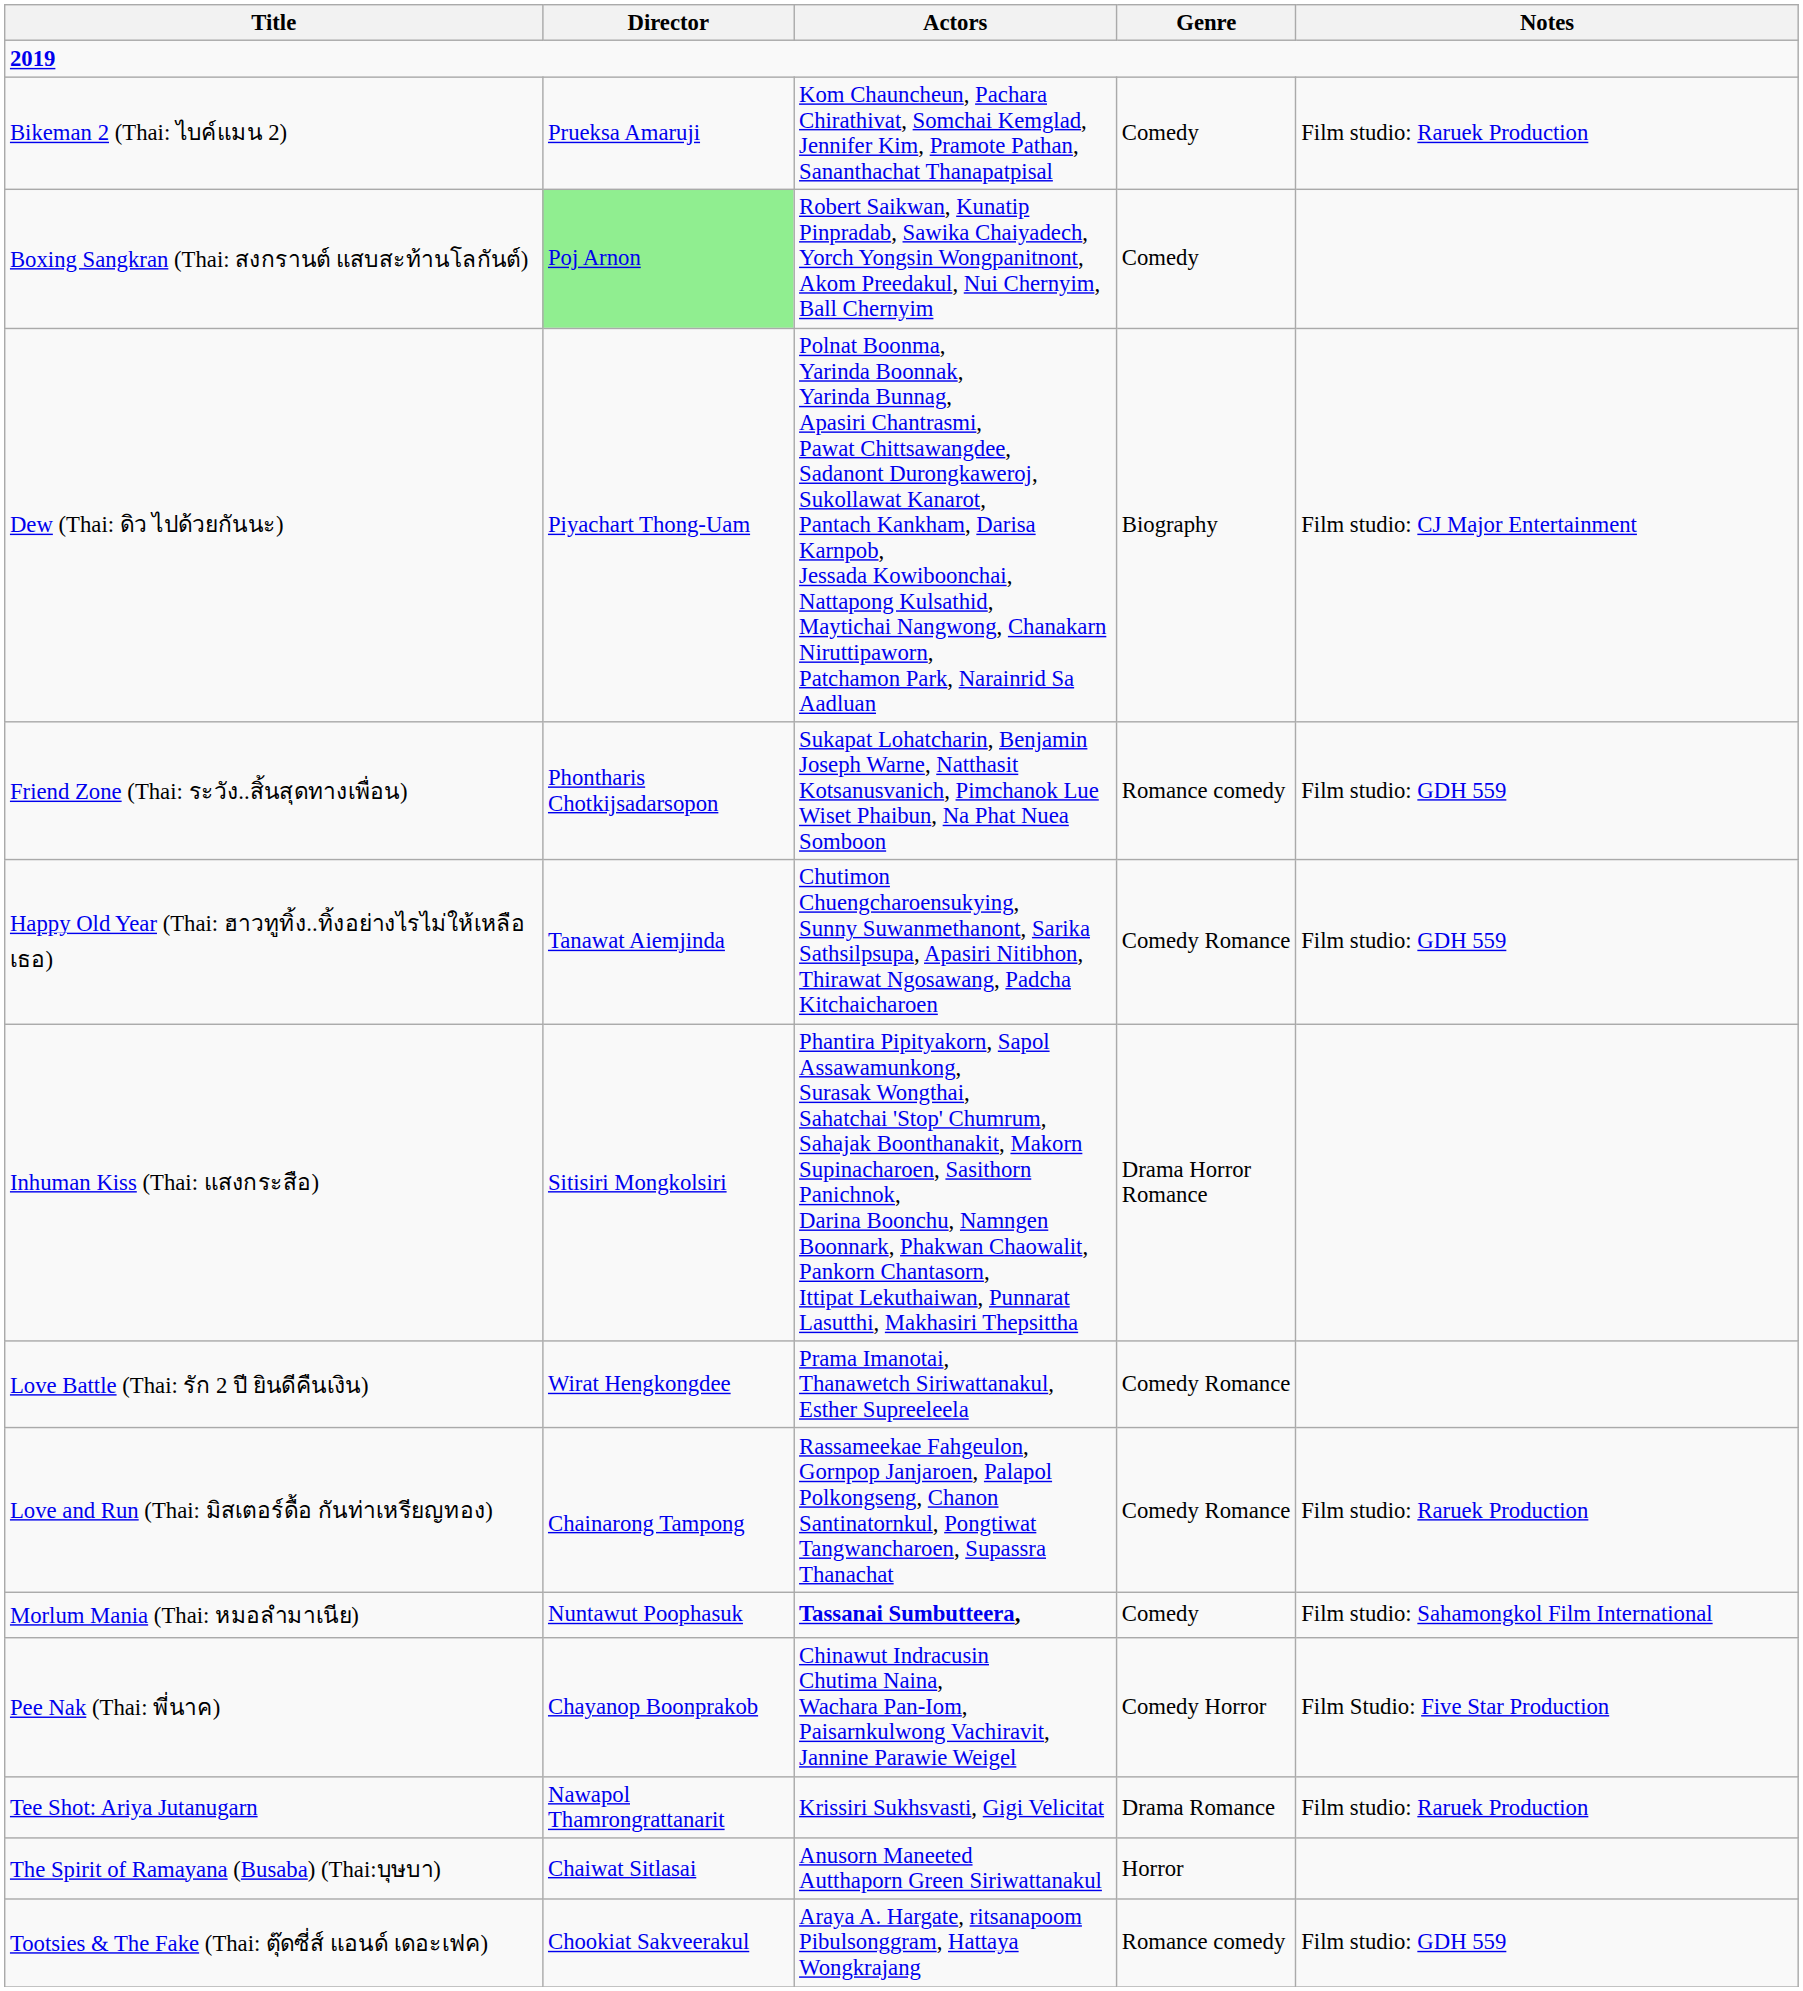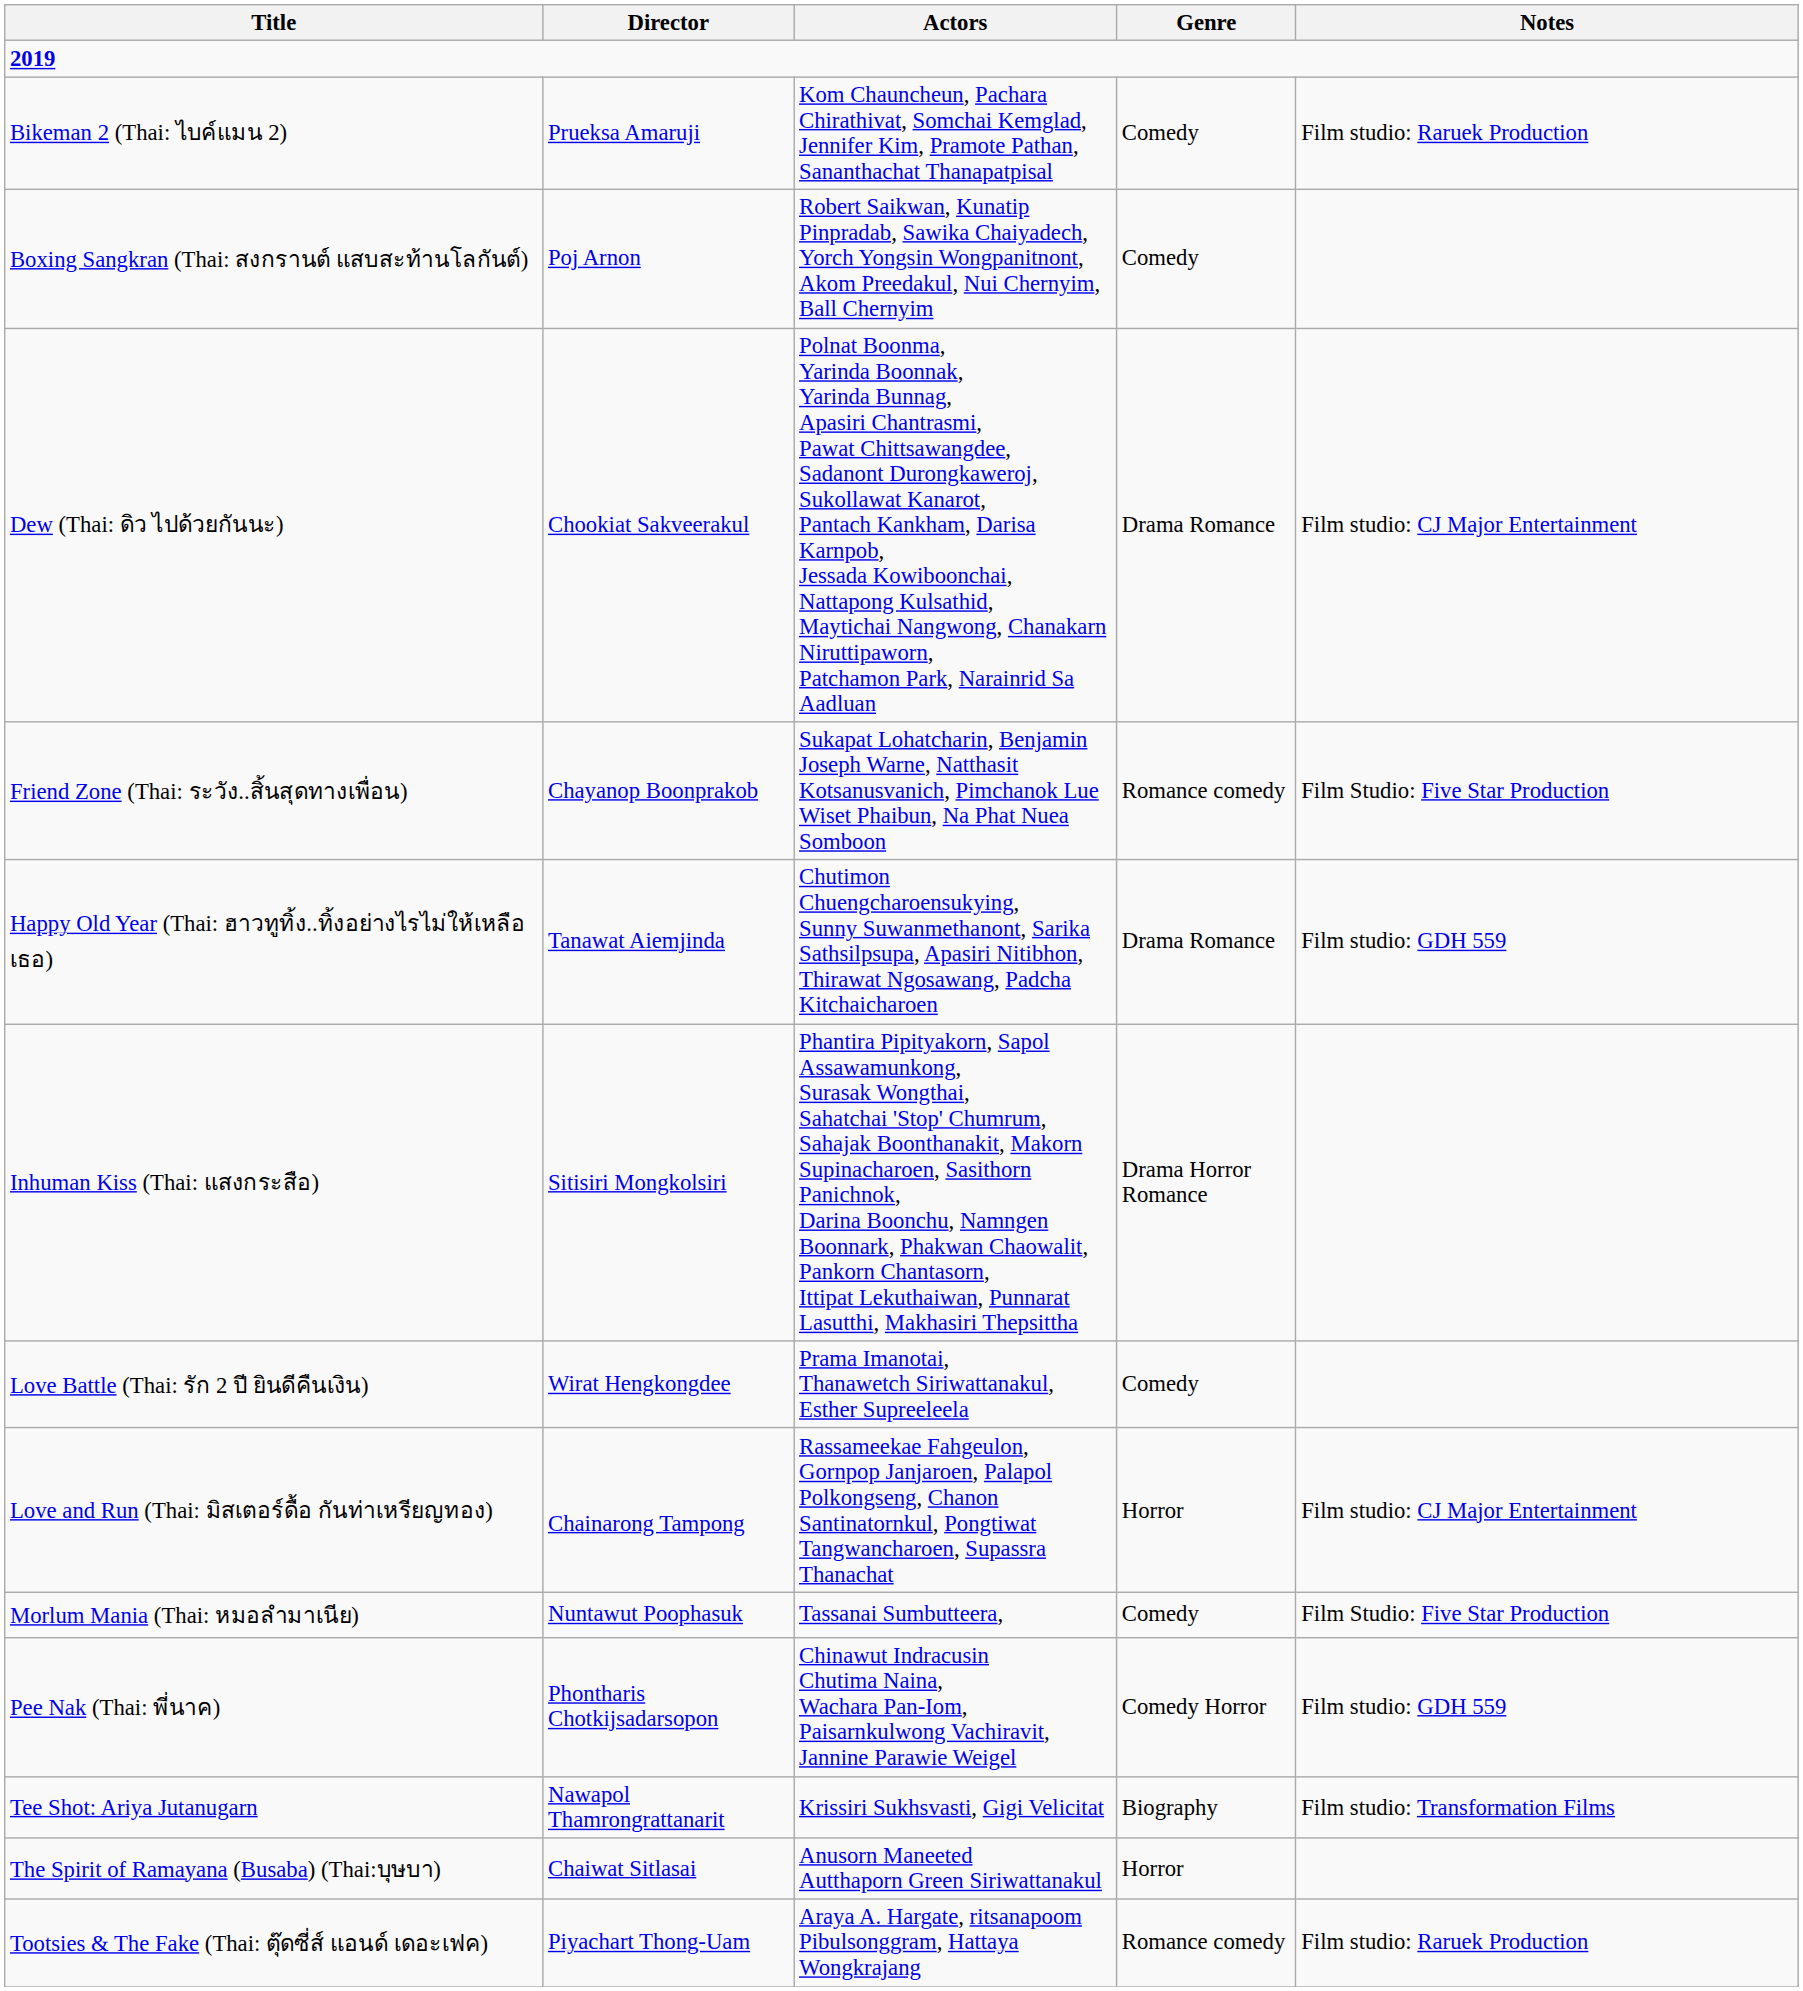(594, 258) lightgreen background -> (594, 258) no background
(649, 524) Piyachart Thong-Uam -> (649, 524) Chookiat Sakveerakul
(1170, 524) Biography -> (1198, 524) Drama Romance
(633, 790) Phontharis Chotkijsadarsopon -> (653, 790) Chayanop Boonprakob
(1404, 790) Film studio: GDH 559 -> (1455, 790) Film Studio: Five Star Production
(1206, 941) Comedy Romance -> (1198, 941) Drama Romance
(1206, 1384) Comedy Romance -> (1160, 1384) Comedy
(1206, 1509) Comedy Romance -> (1153, 1509) Horror
(1445, 1509) Film studio: Raruek Production -> (1469, 1509) Film studio: CJ Major Entertainment
(910, 1614) bold -> (901, 1614) normal
(1507, 1614) Film studio: Sahamongkol Film International -> (1455, 1614) Film Studio: Five Star Production
(653, 1706) Chayanop Boonprakob -> (633, 1706) Phontharis Chotkijsadarsopon
(1455, 1706) Film Studio: Five Star Production -> (1404, 1706) Film studio: GDH 559
(1198, 1806) Drama Romance -> (1170, 1806) Biography
(1445, 1806) Film studio: Raruek Production -> (1458, 1806) Film studio: Transformation Films
(649, 1942) Chookiat Sakveerakul -> (649, 1942) Piyachart Thong-Uam
(1404, 1942) Film studio: GDH 559 -> (1445, 1942) Film studio: Raruek Production
